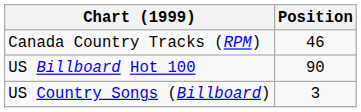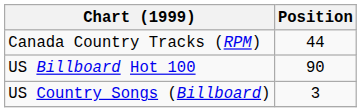(315, 43) 46 -> (315, 43) 44
